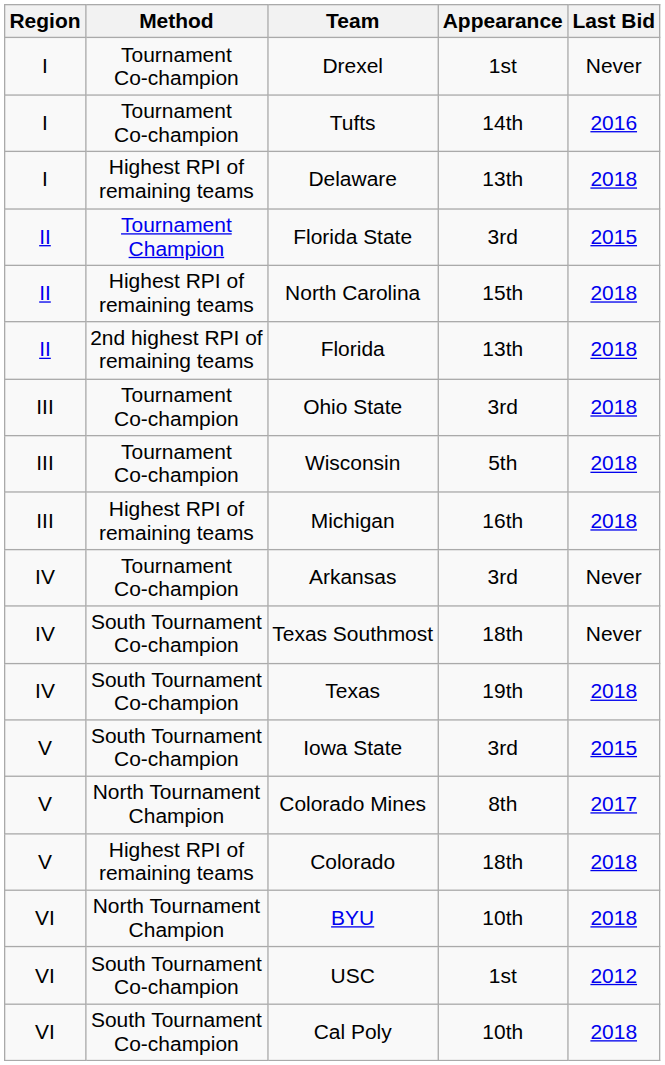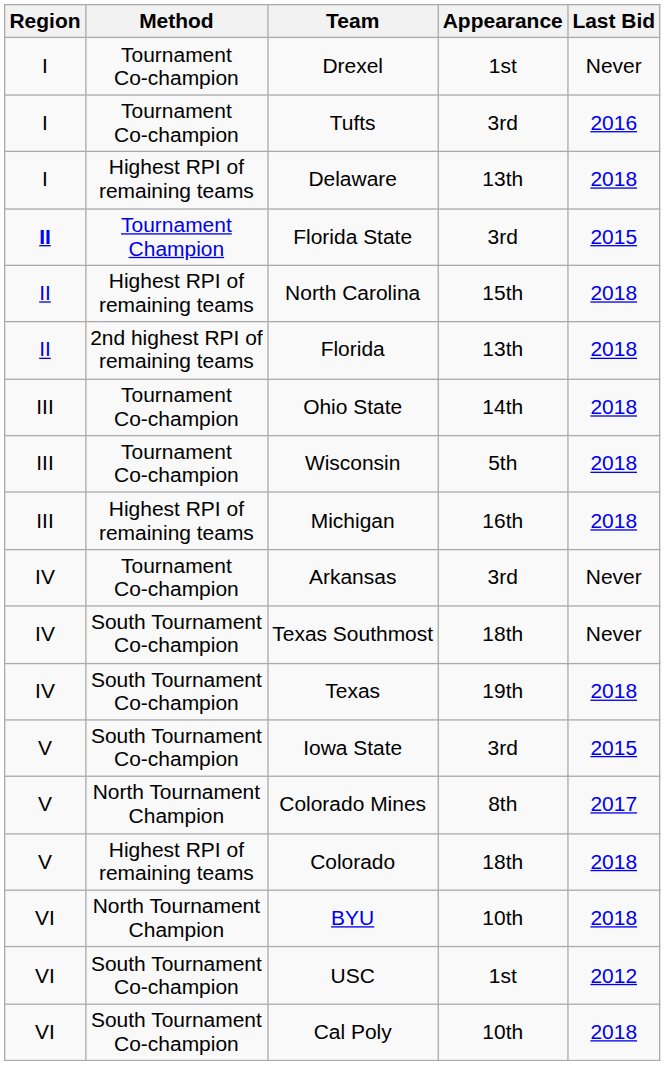(503, 122) 14th -> (503, 122) 3rd
(45, 236) normal -> (45, 236) bold
(503, 407) 3rd -> (503, 407) 14th
